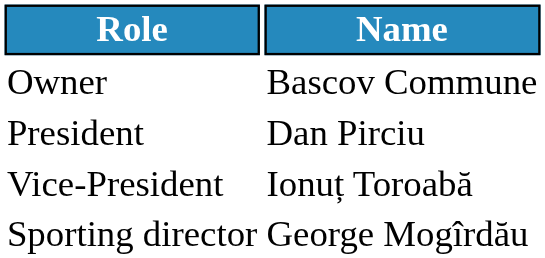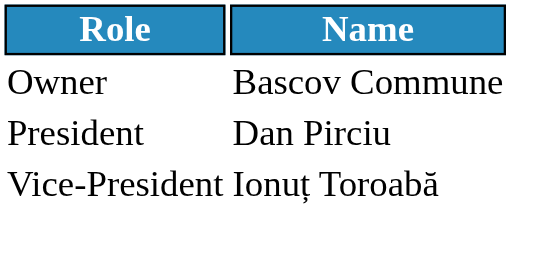- row: (132, 233)
